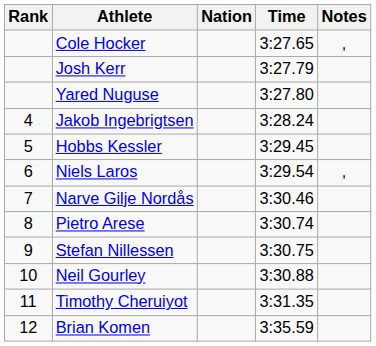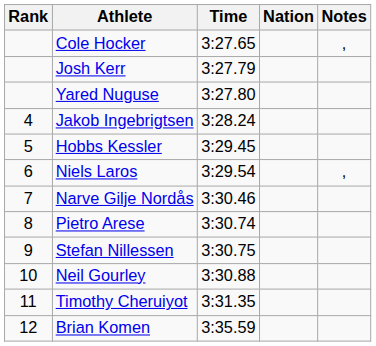columns swapped: (227, 17) <-> (287, 17)
